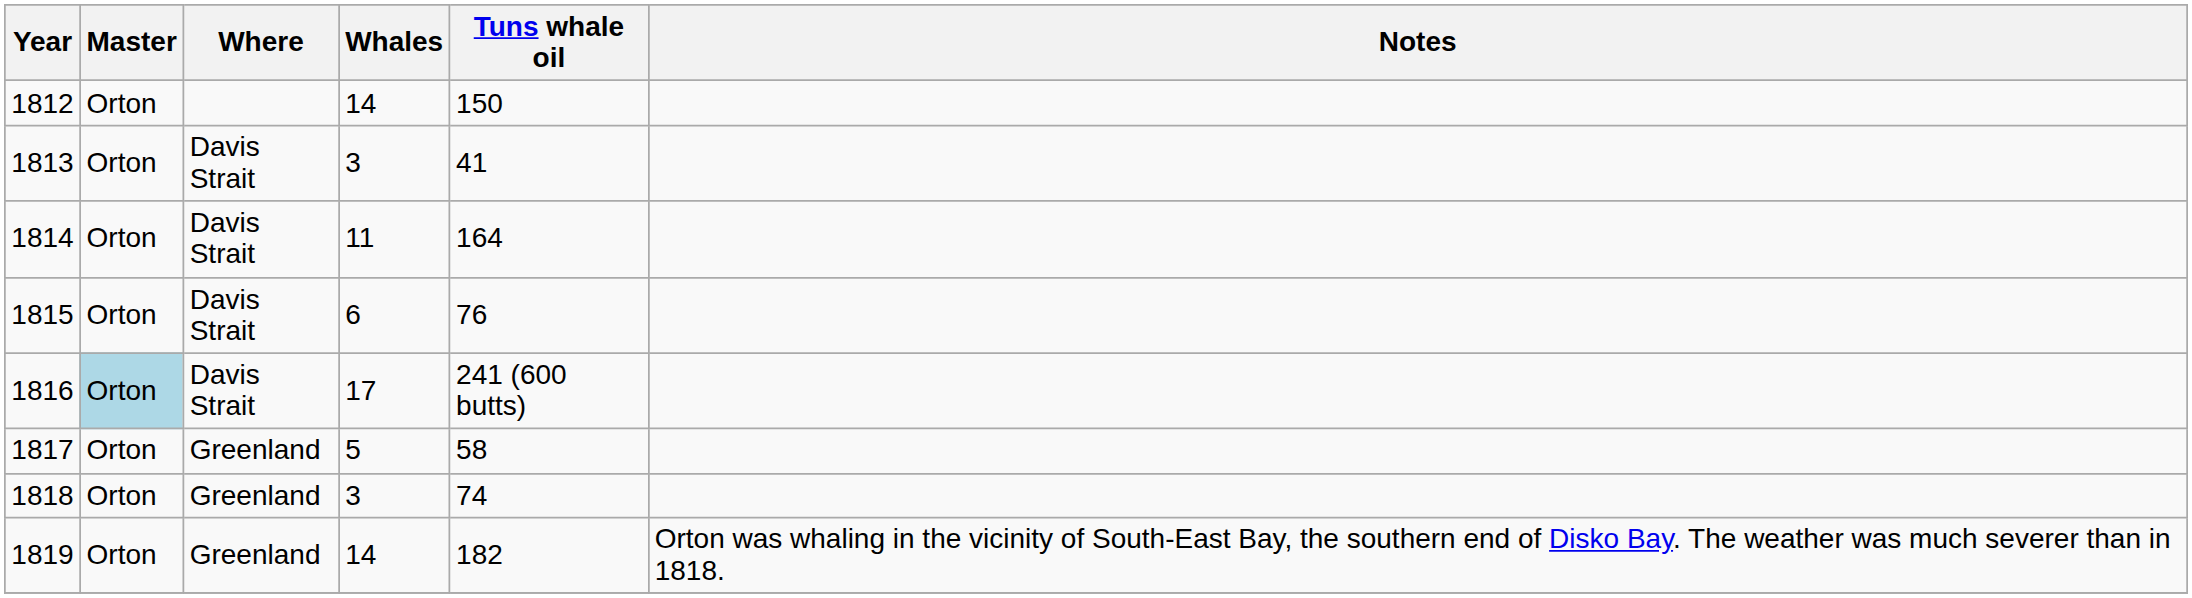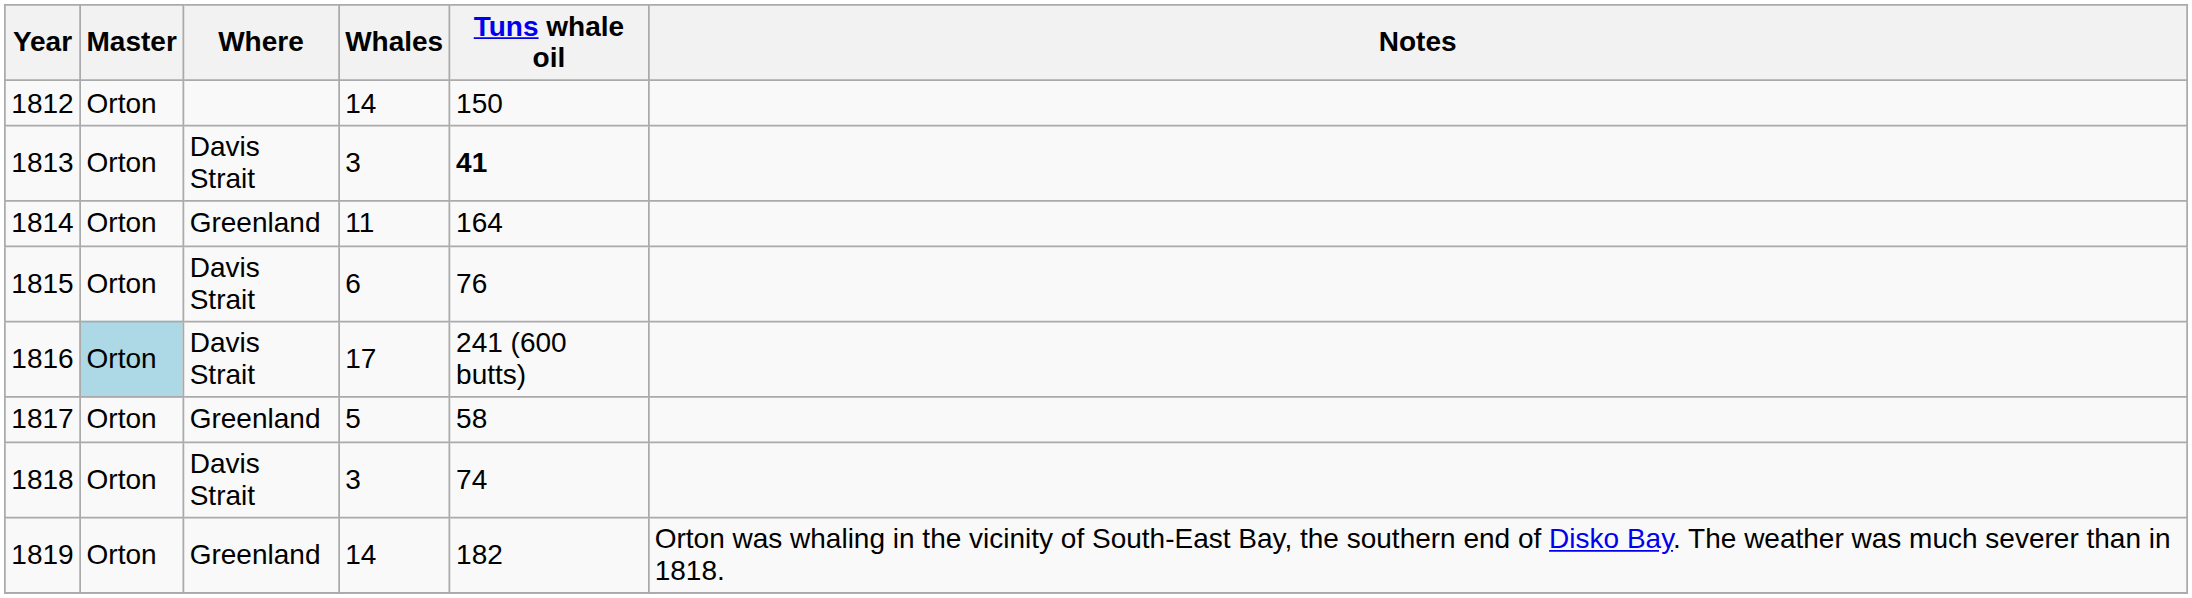(472, 162) normal -> (472, 162) bold
(225, 238) Davis Strait -> (255, 222) Greenland
(255, 495) Greenland -> (225, 479) Davis Strait
